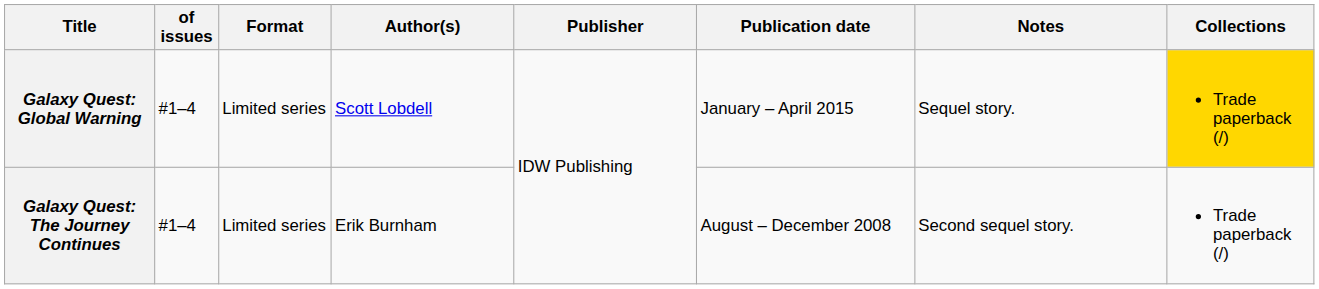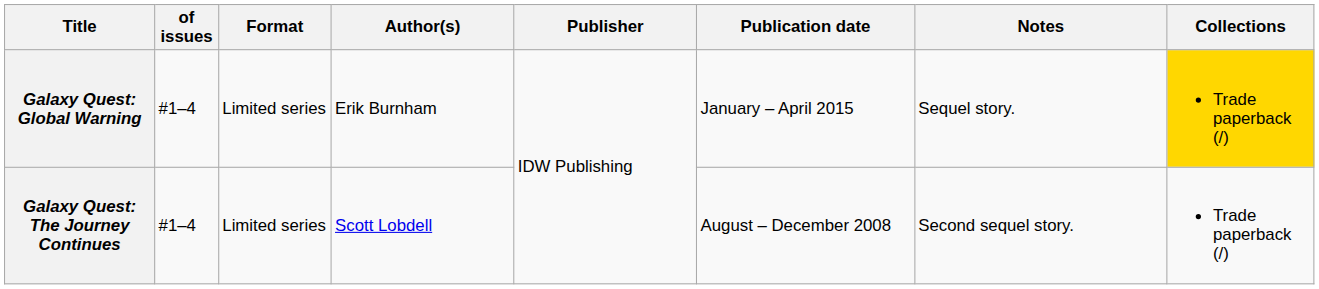(384, 108) Scott Lobdell -> (386, 108) Erik Burnham
(386, 225) Erik Burnham -> (384, 225) Scott Lobdell
